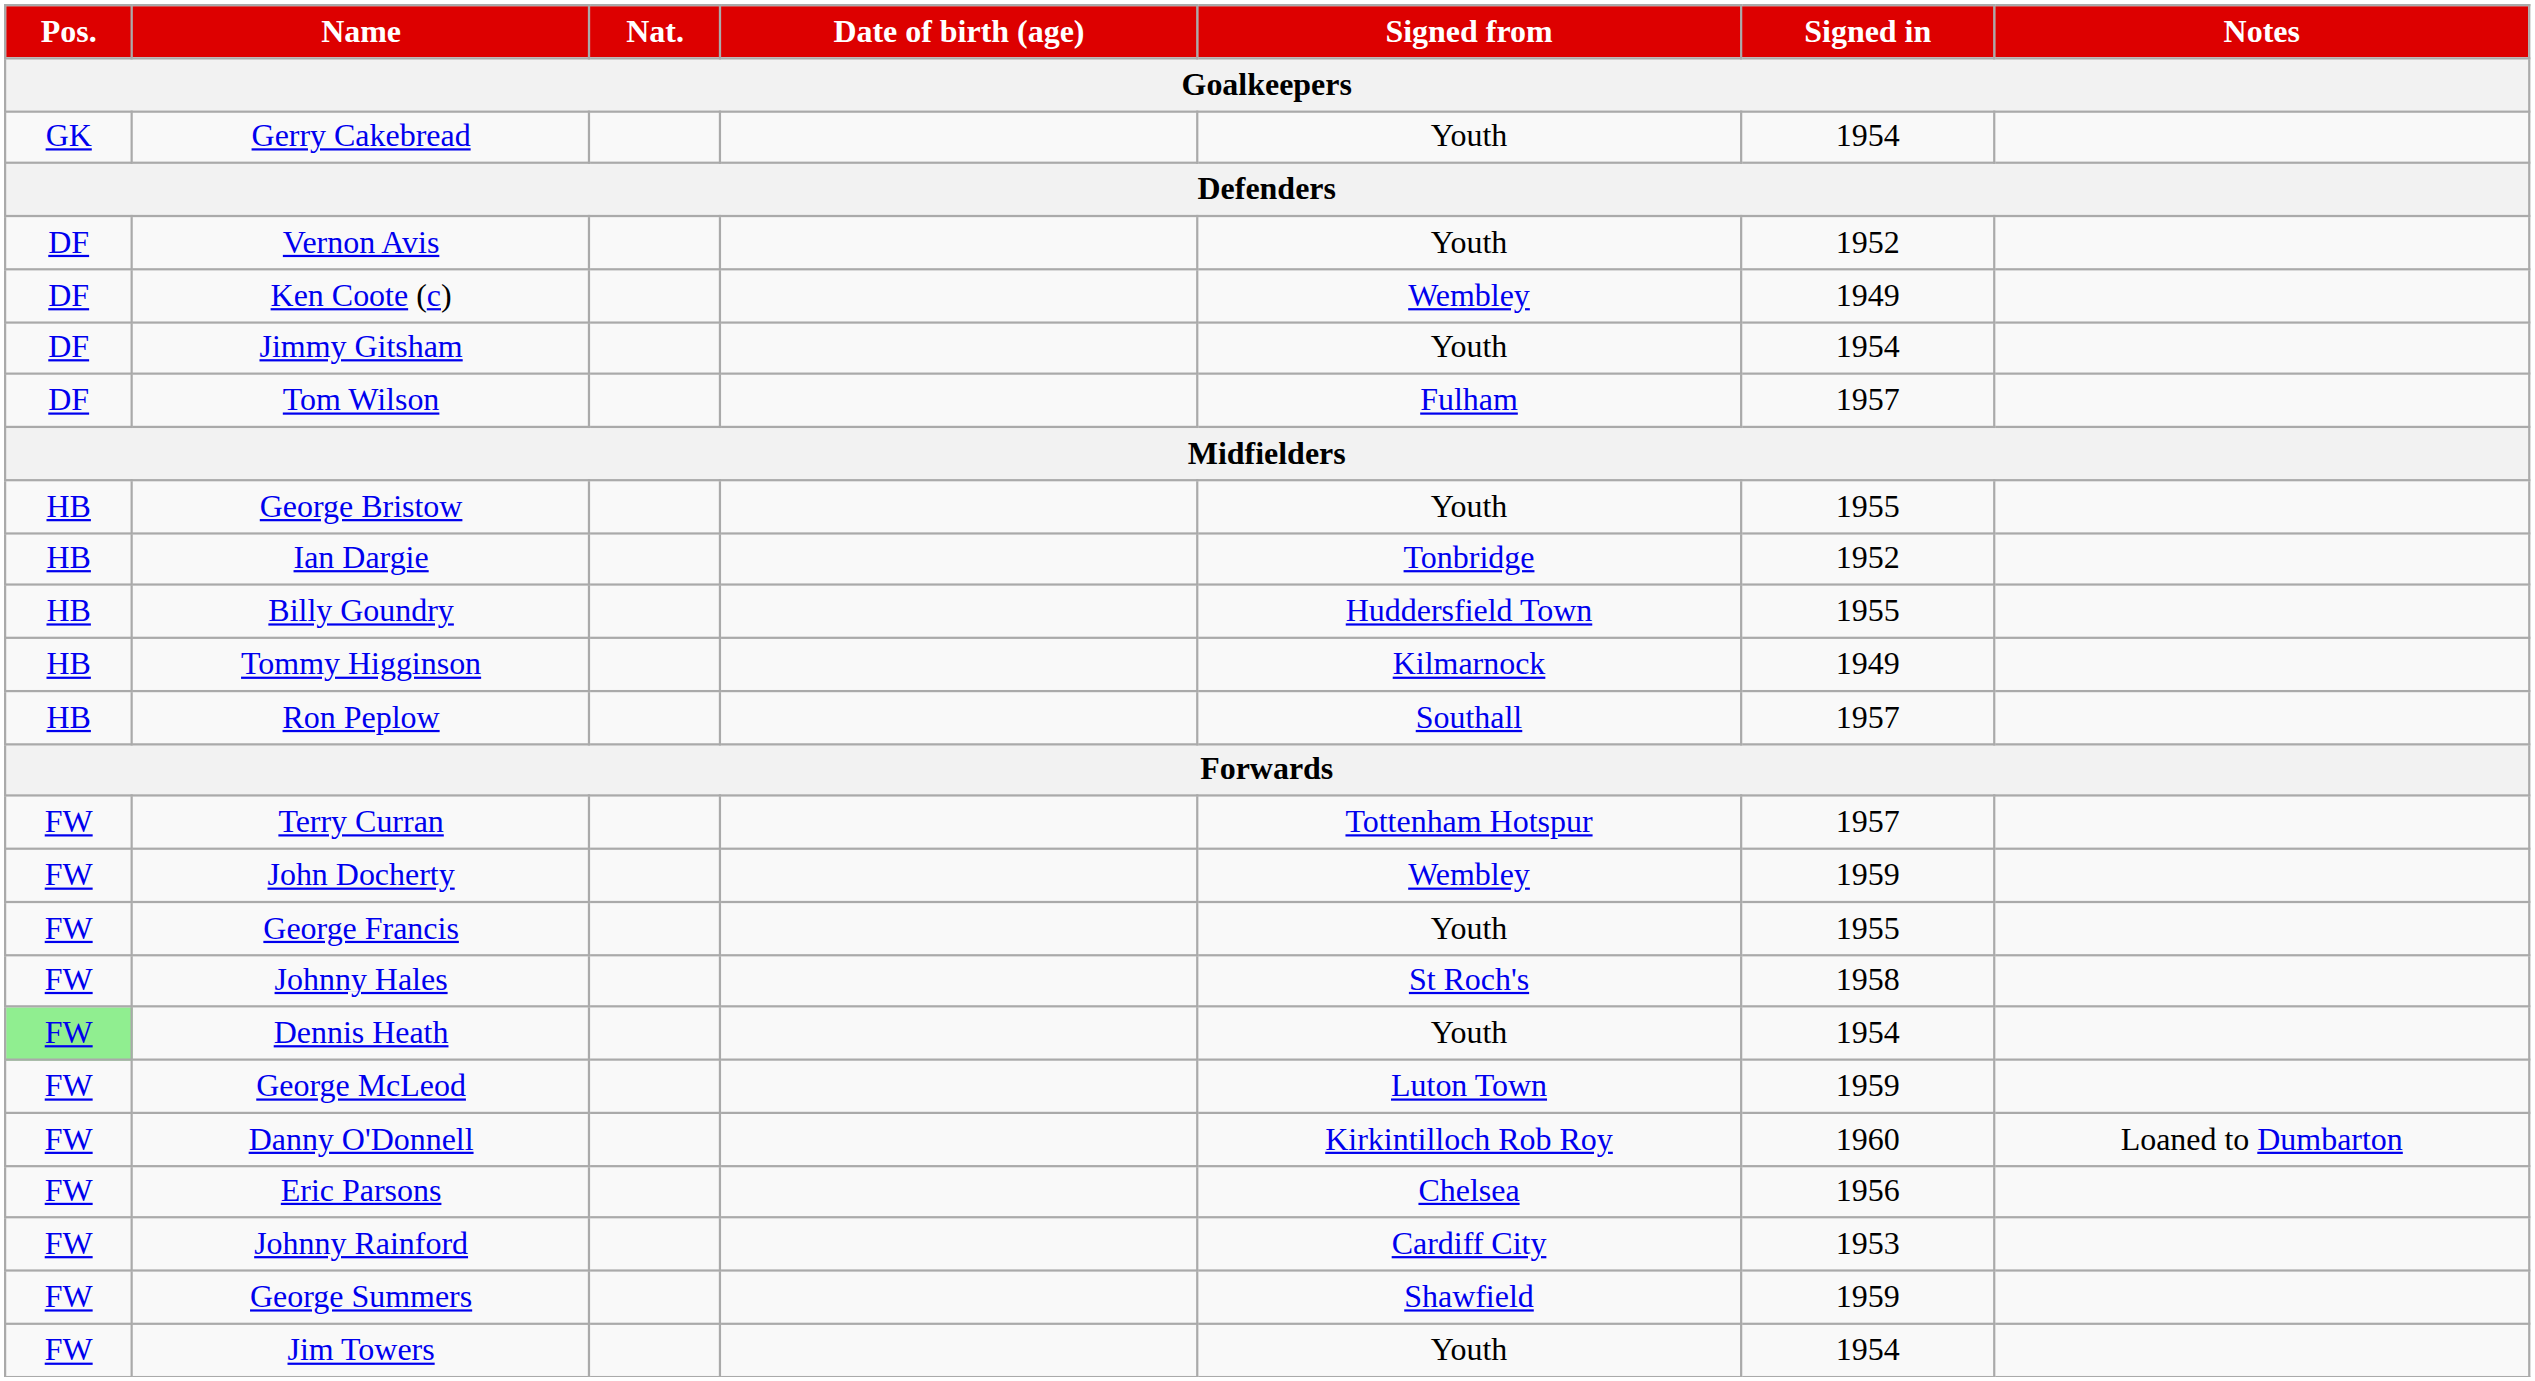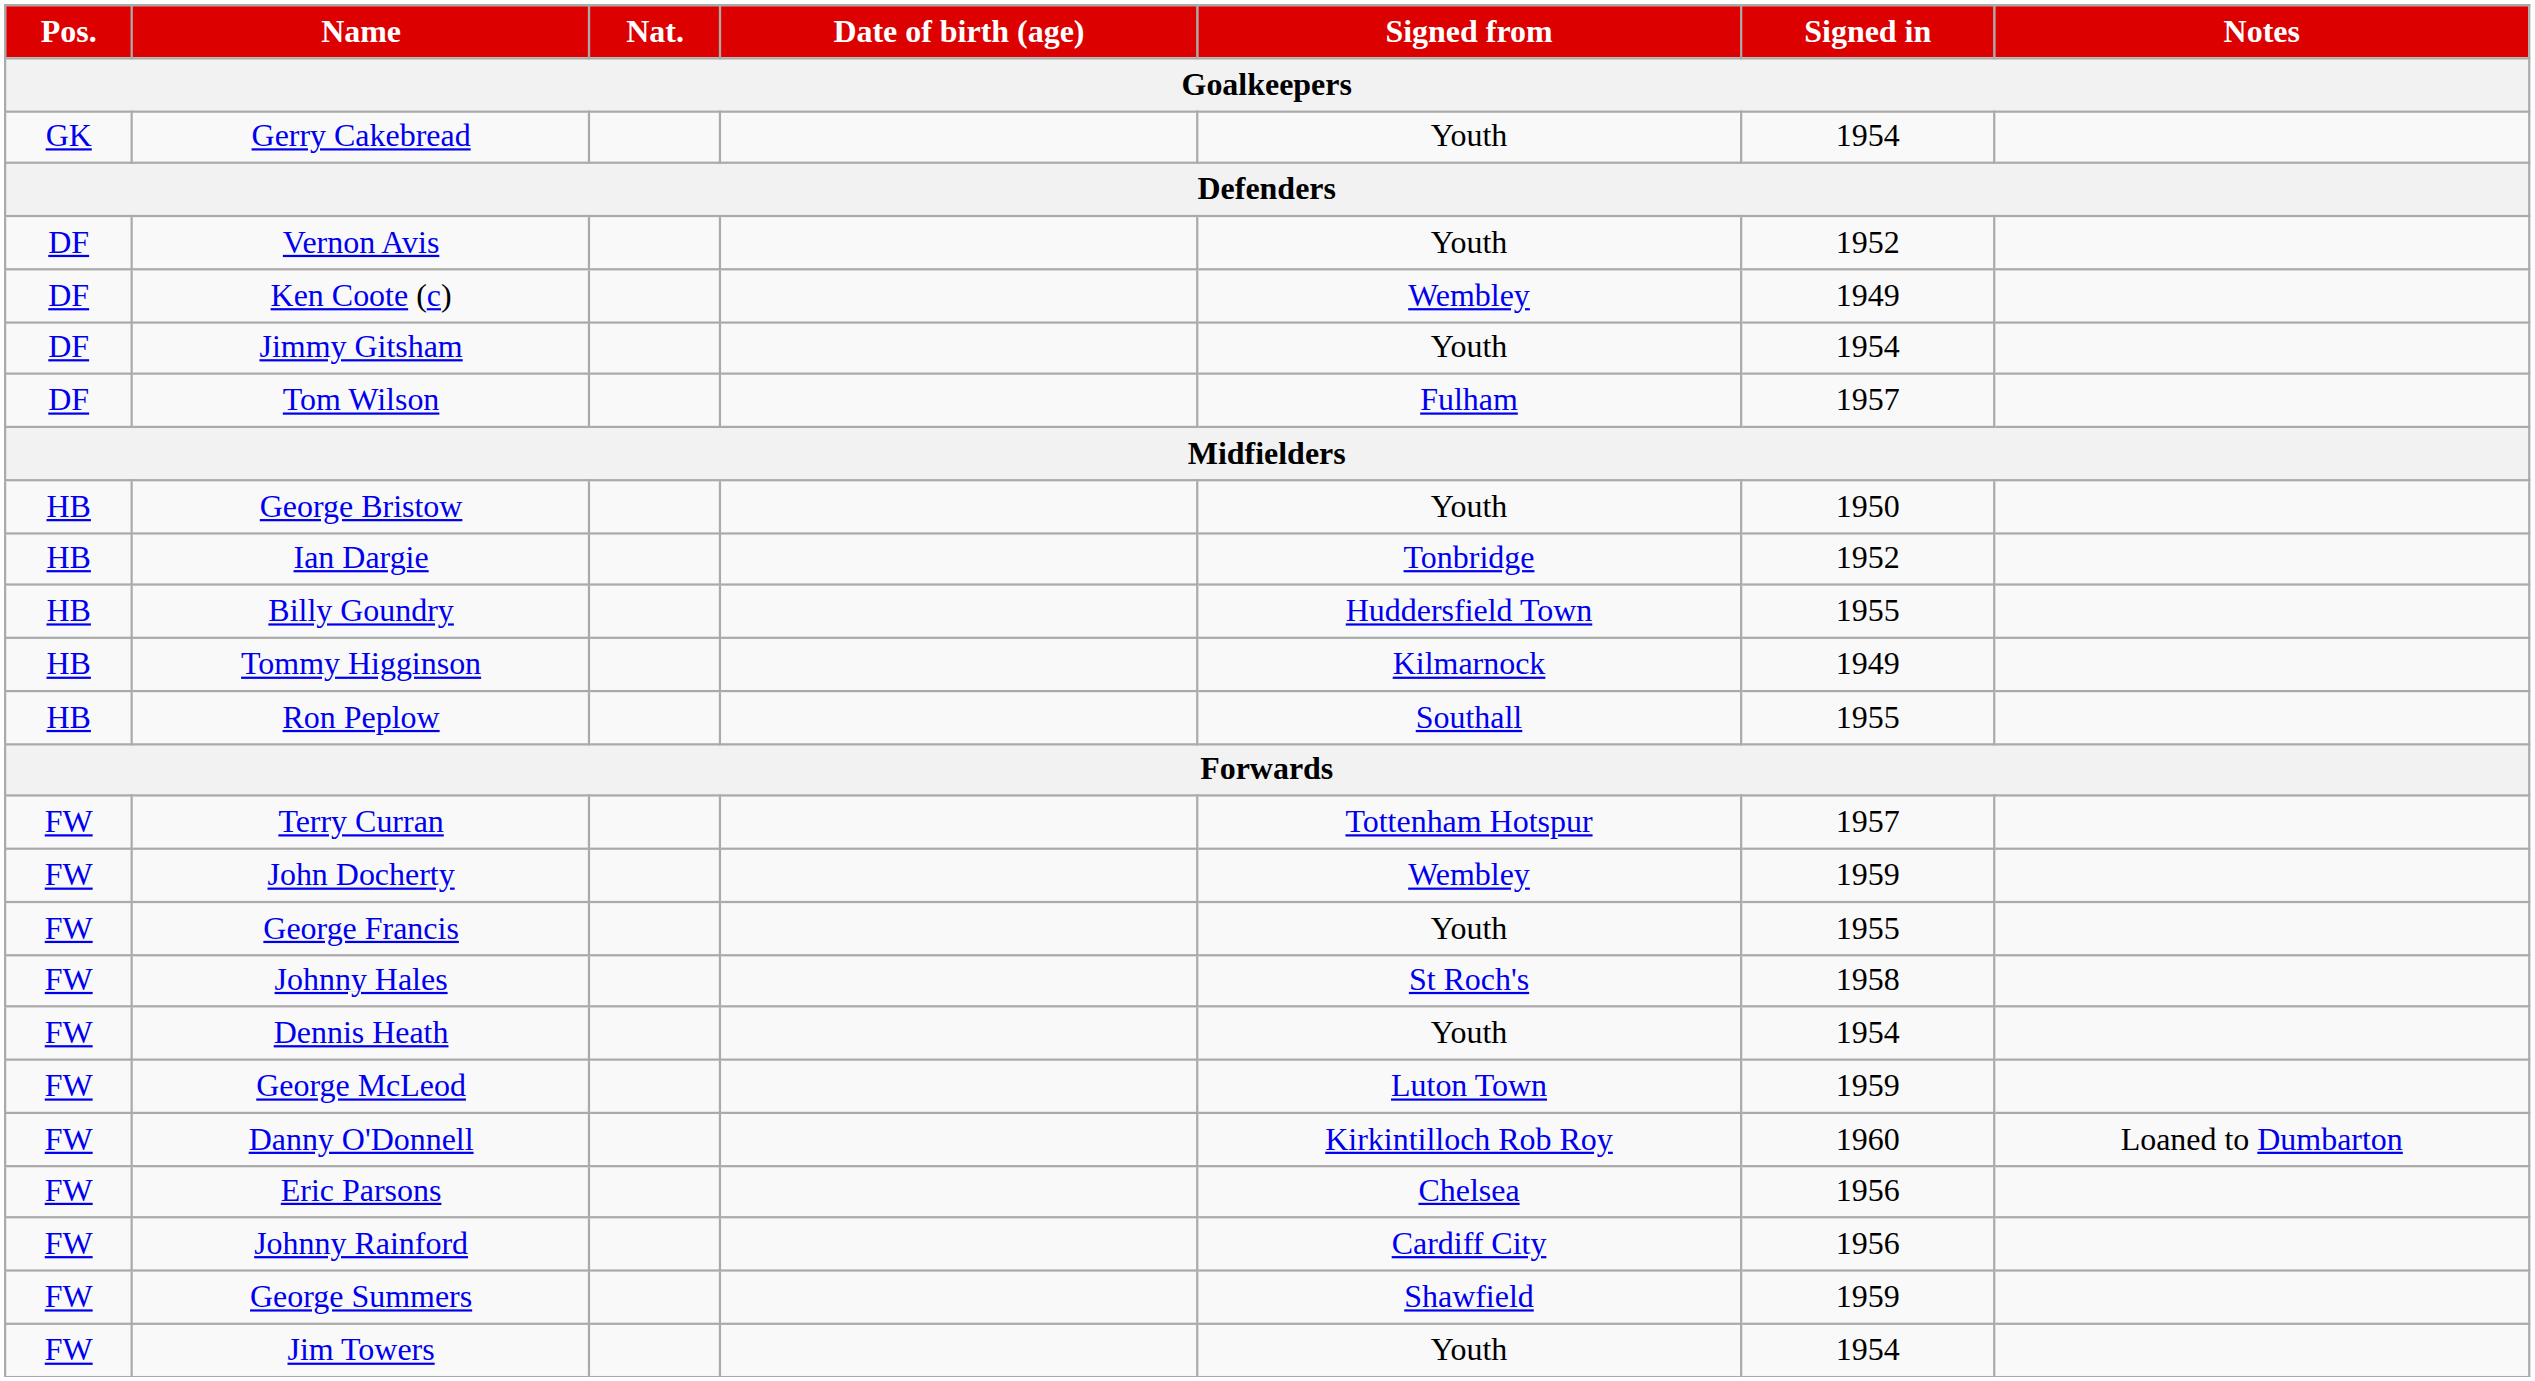(1868, 505) 1955 -> (1868, 505) 1950
(1868, 716) 1957 -> (1868, 716) 1955
(69, 1033) lightgreen background -> (69, 1033) no background
(1868, 1243) 1953 -> (1868, 1243) 1956
